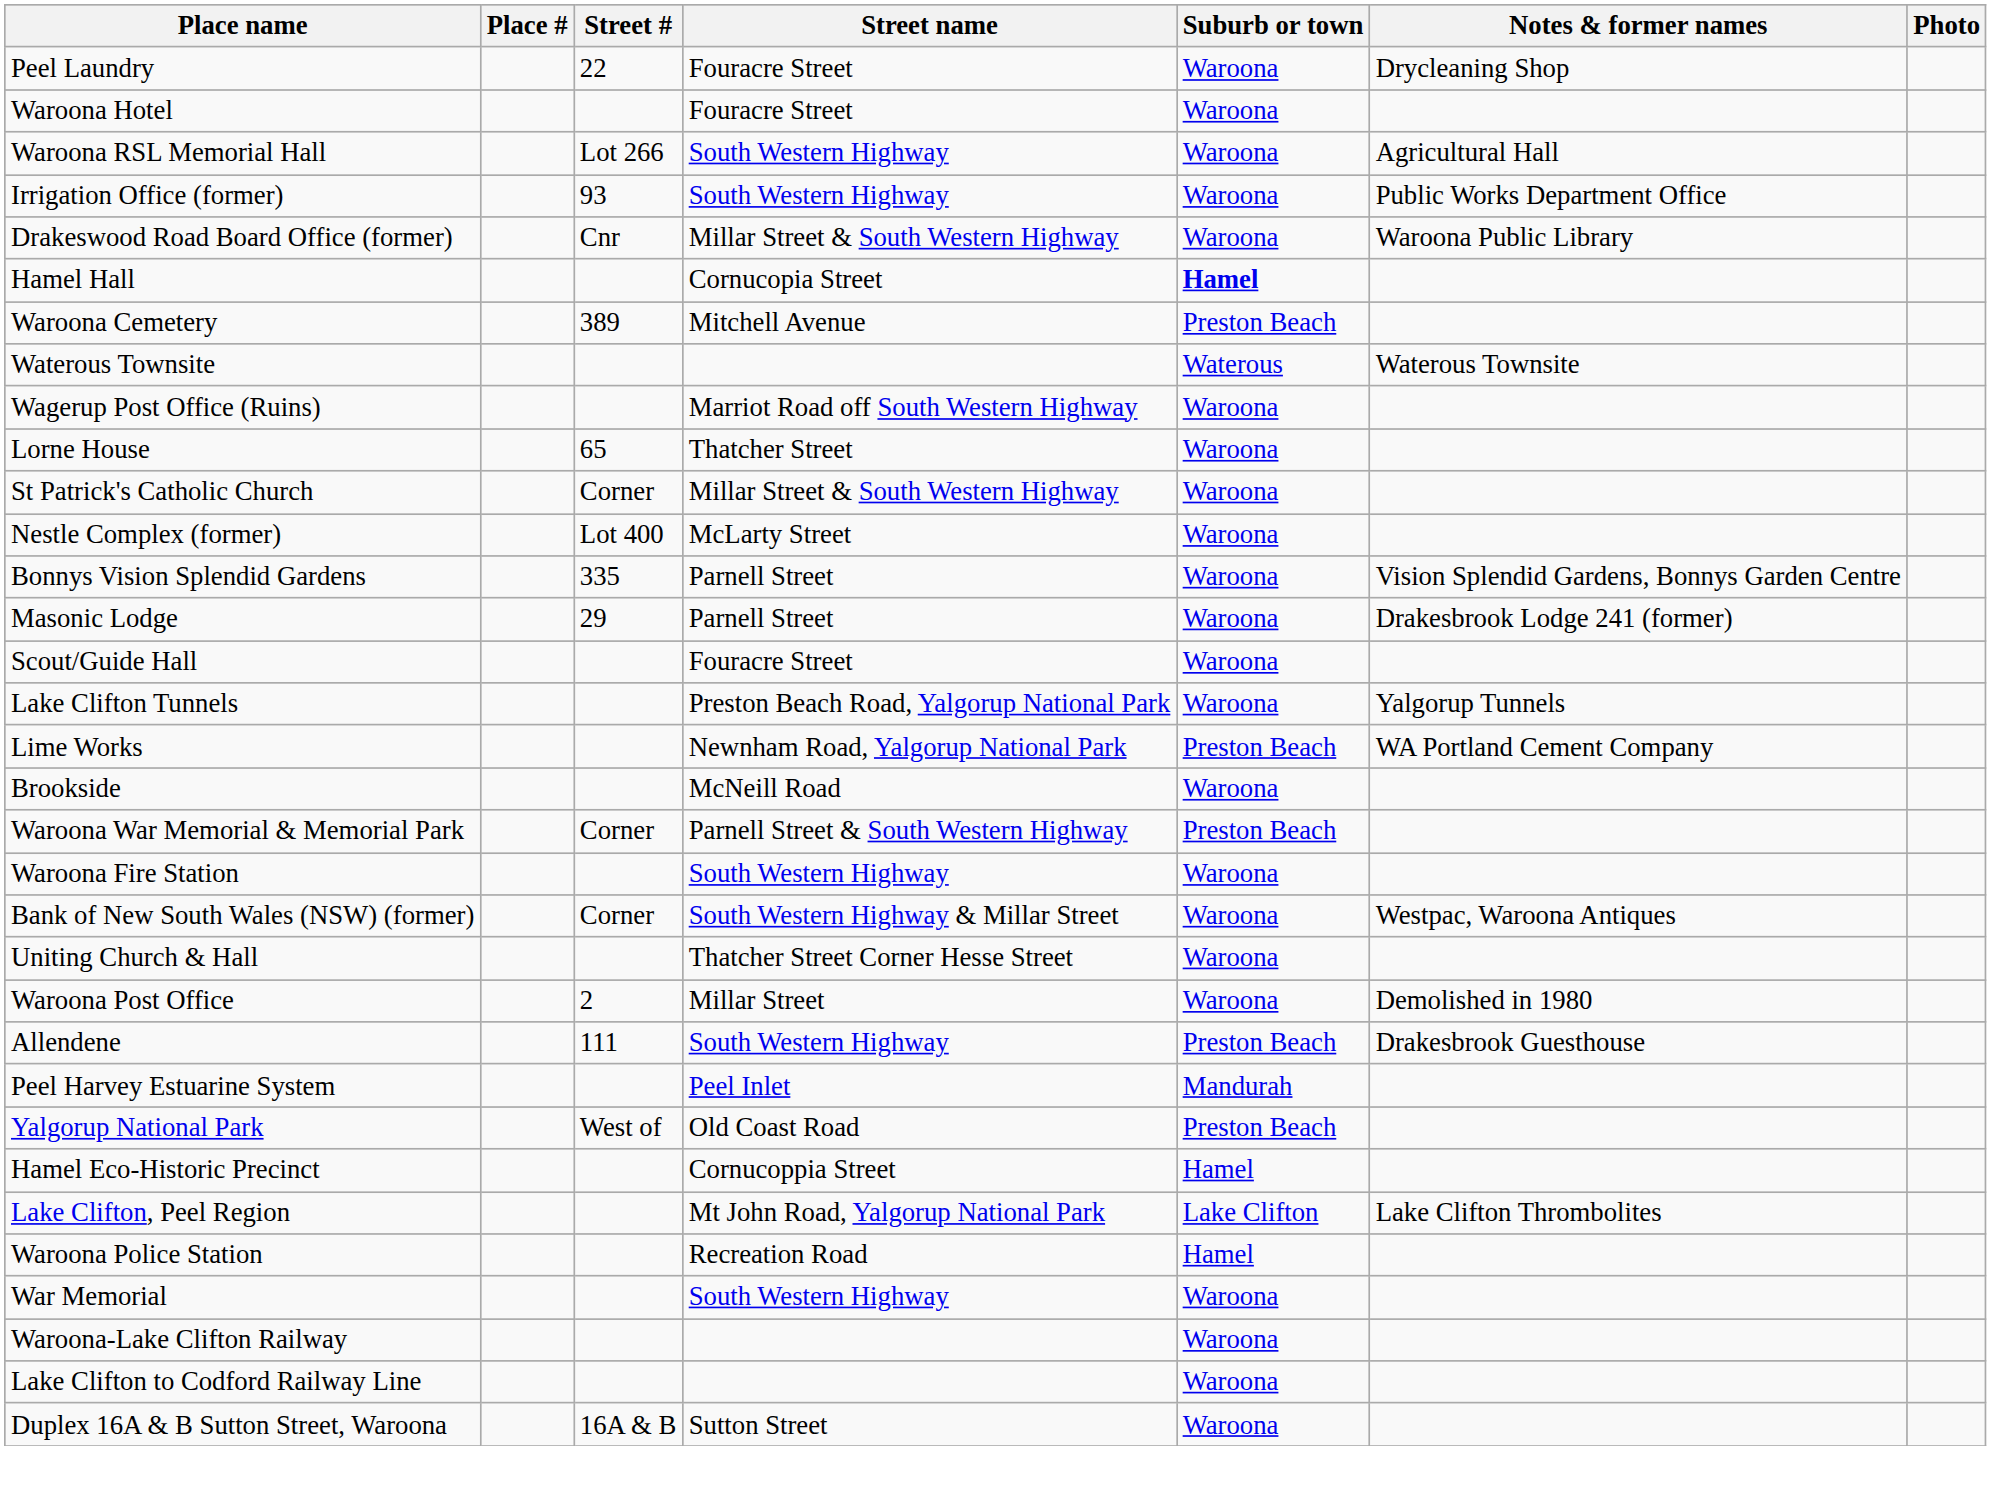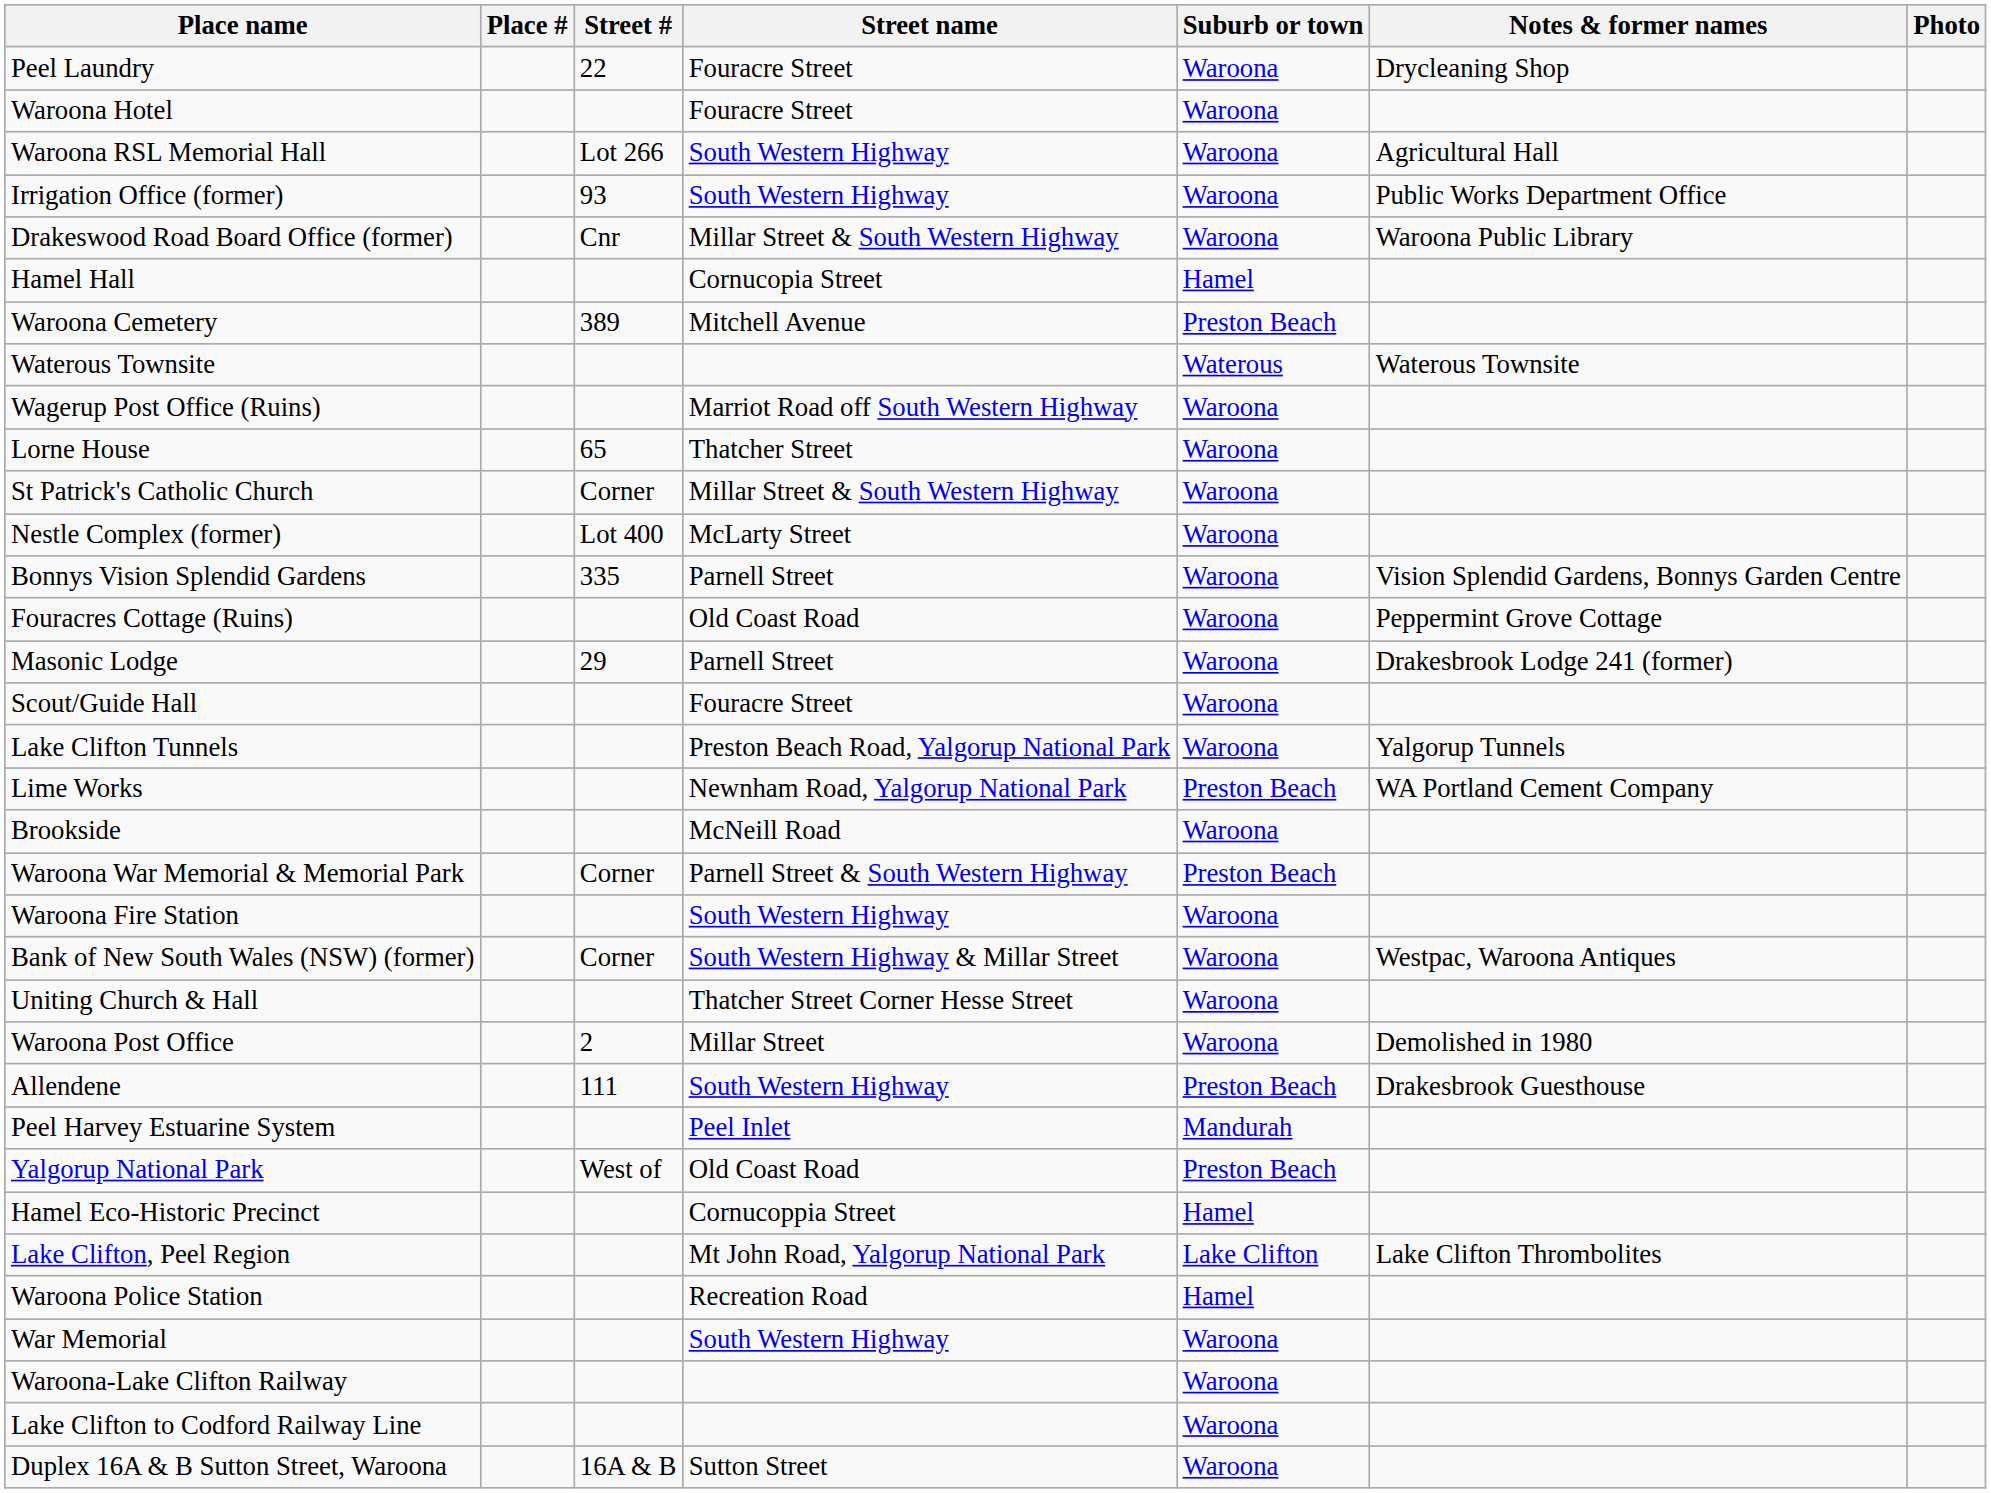(1221, 279) bold -> (1218, 279) normal
+ row: (152, 618)
